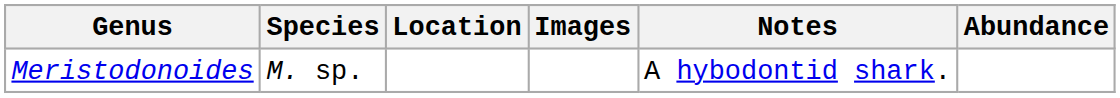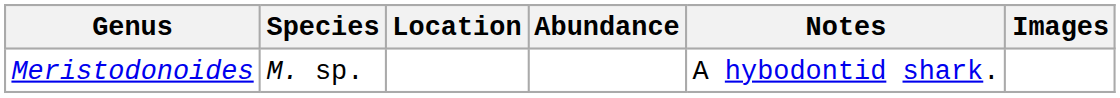columns swapped: (1036, 27) <-> (583, 27)
